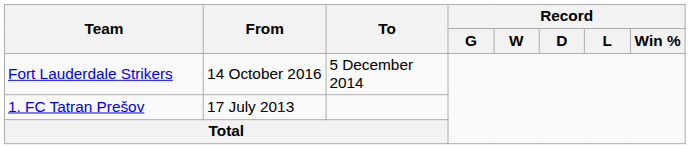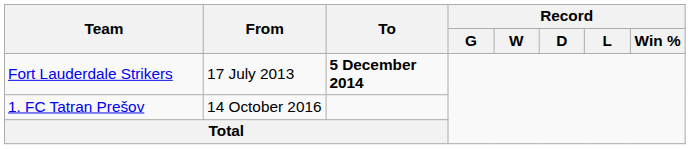(264, 74) 14 October 2016 -> (251, 74) 17 July 2013
(371, 74) normal -> (373, 74) bold
(251, 107) 17 July 2013 -> (264, 107) 14 October 2016
